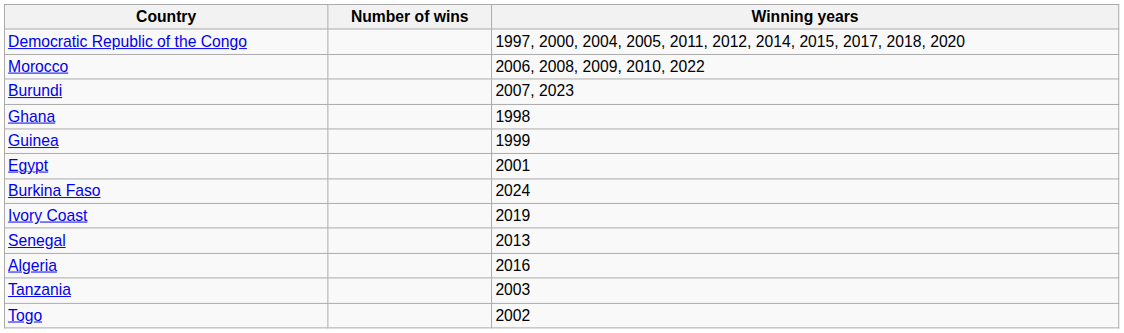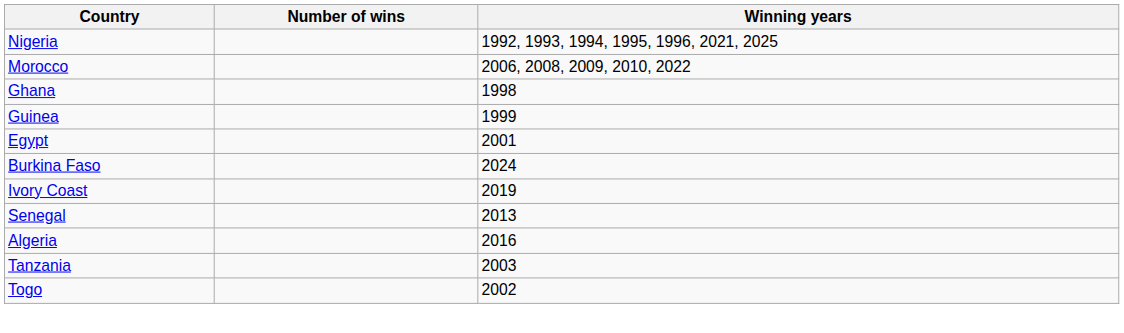- row: (128, 41)
+ row: (33, 41)
- row: (35, 91)
